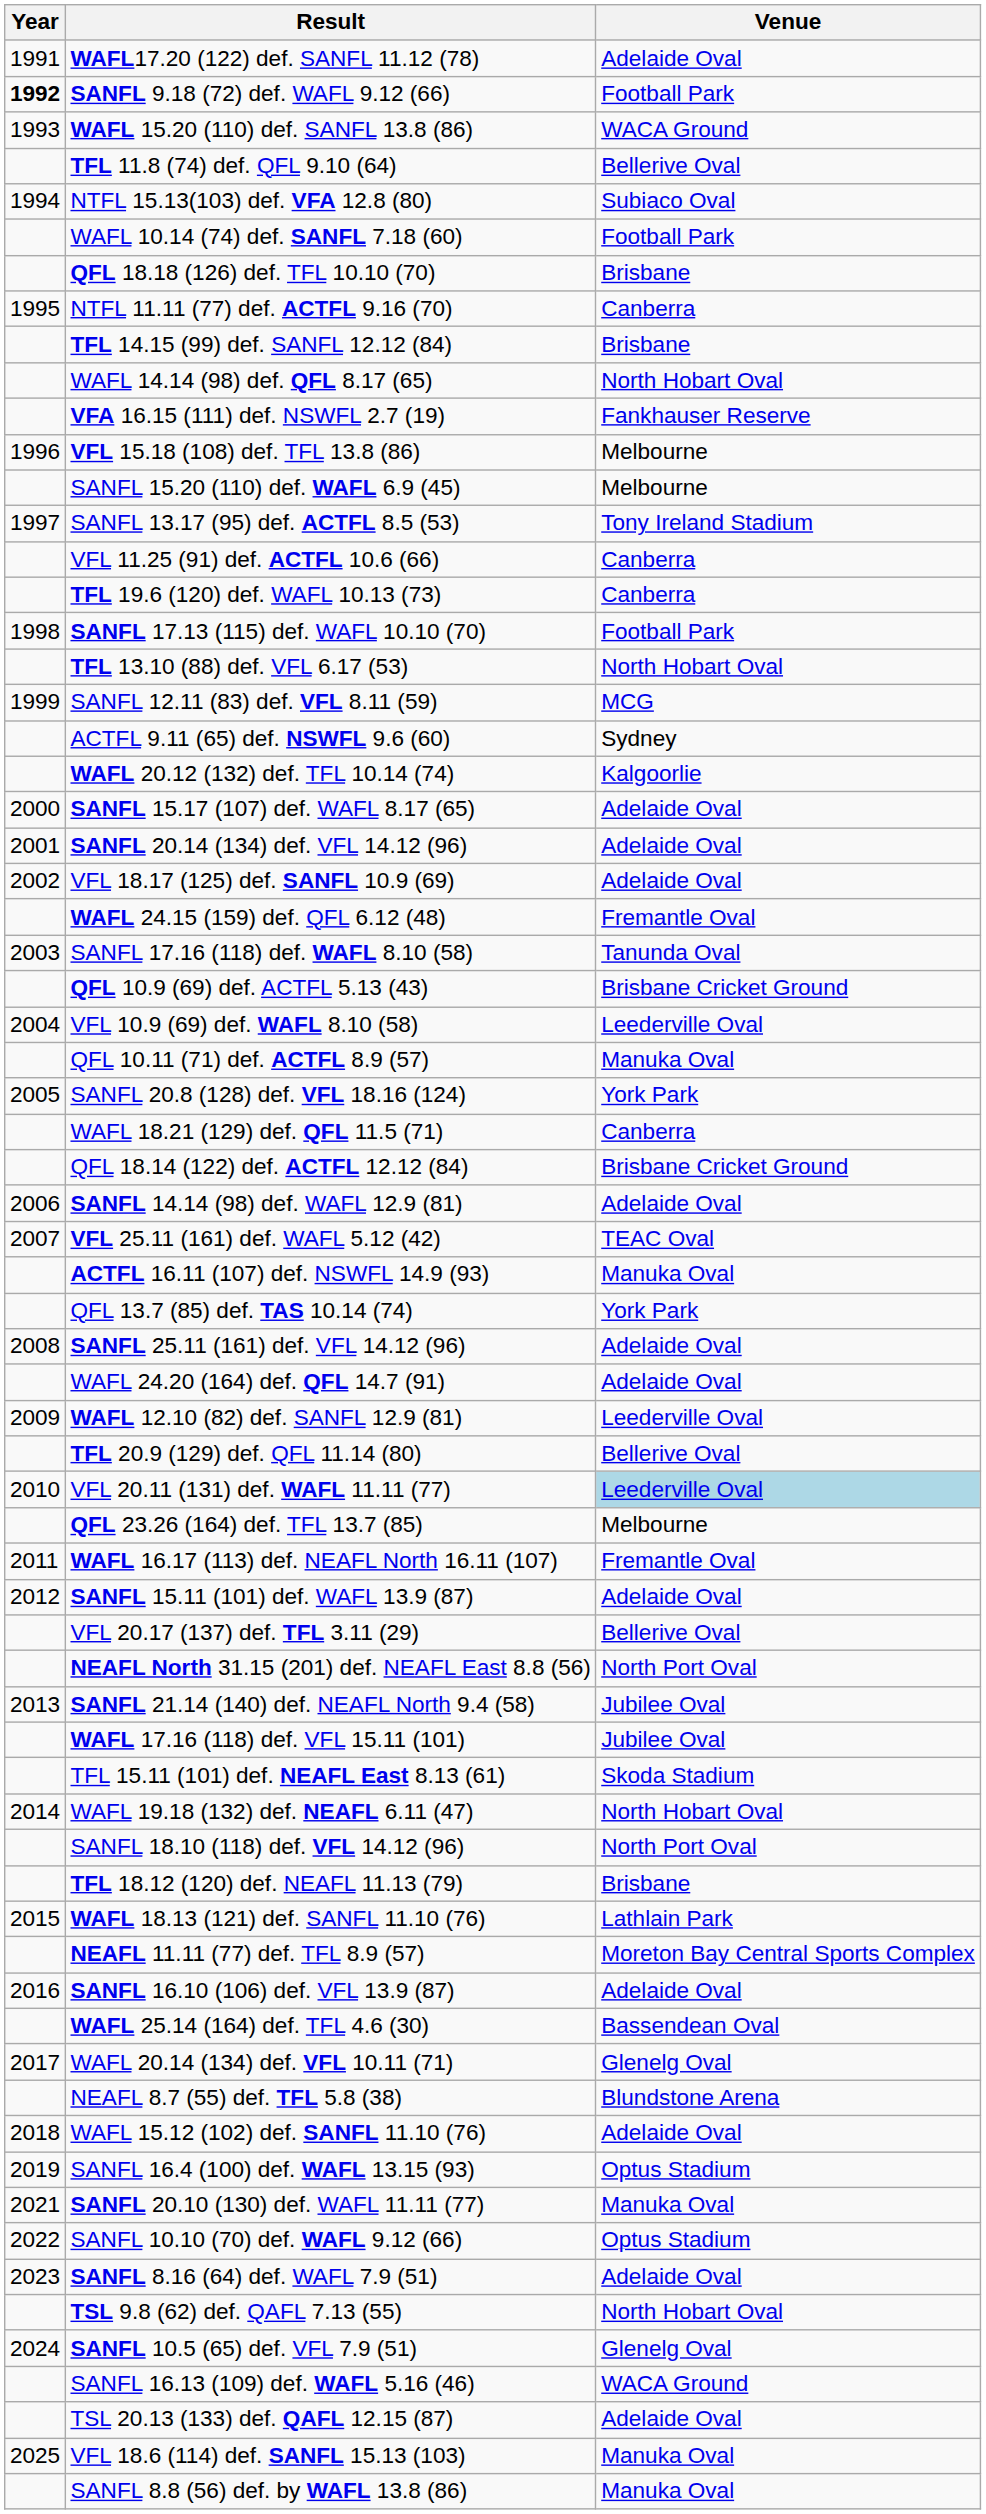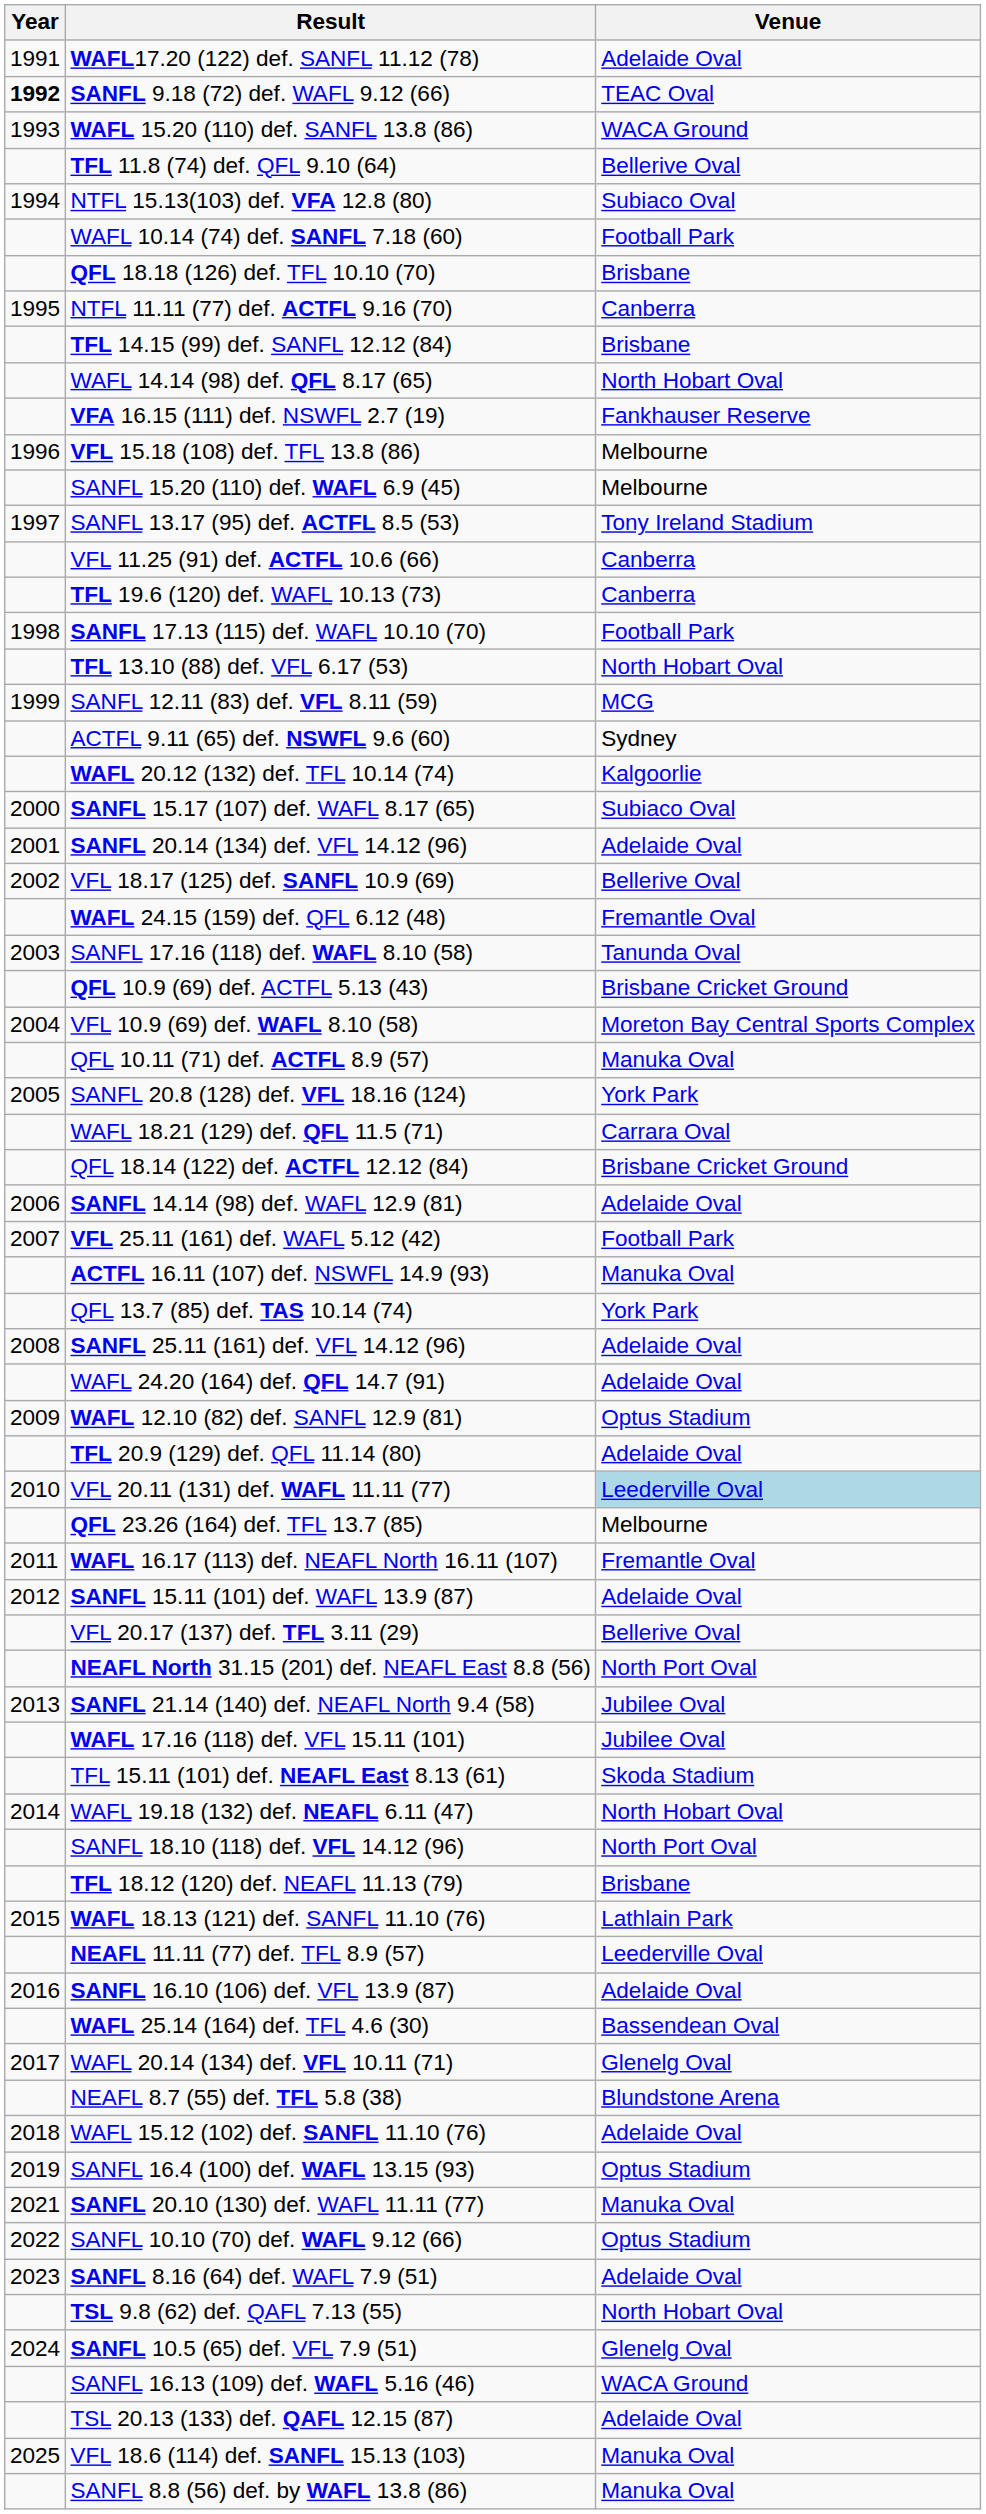(668, 93) Football Park -> (658, 93) TEAC Oval
(671, 809) Adelaide Oval -> (668, 809) Subiaco Oval
(671, 881) Adelaide Oval -> (671, 881) Bellerive Oval
(682, 1024) Leederville Oval -> (788, 1024) Moreton Bay Central Sports Complex
(648, 1131) Canberra -> (666, 1131) Carrara Oval
(658, 1238) TEAC Oval -> (668, 1238) Football Park
(682, 1417) Leederville Oval -> (676, 1417) Optus Stadium
(671, 1453) Bellerive Oval -> (671, 1453) Adelaide Oval
(788, 1954) Moreton Bay Central Sports Complex -> (682, 1954) Leederville Oval
